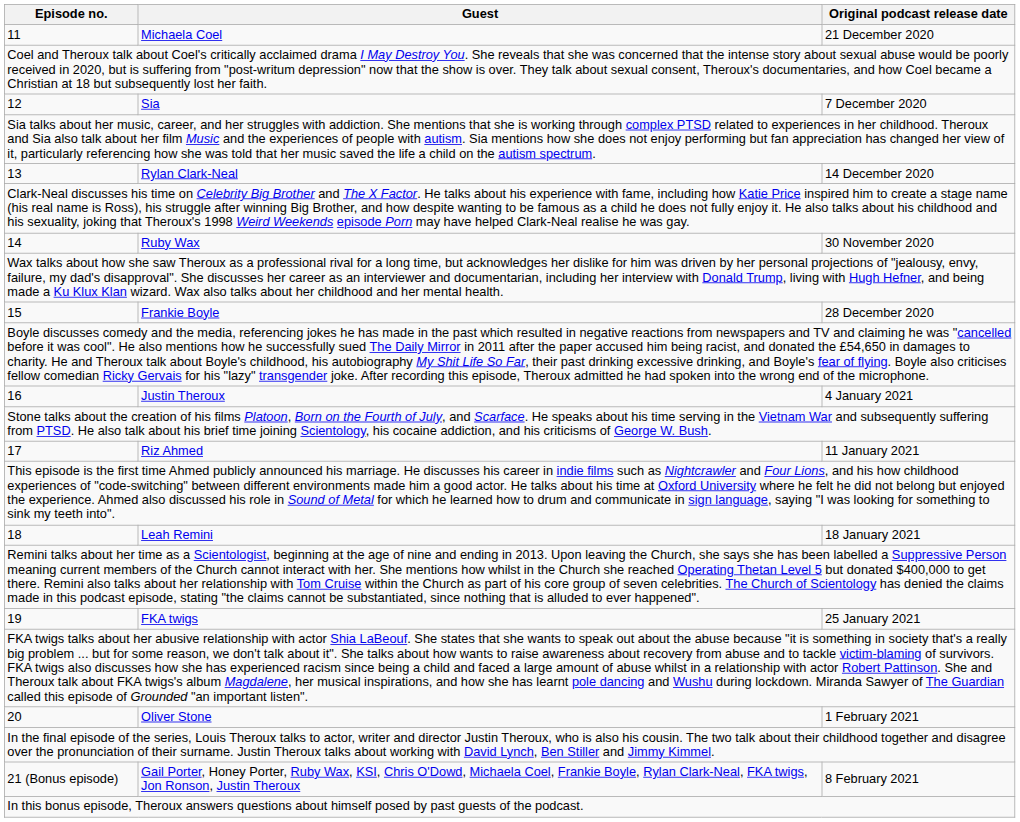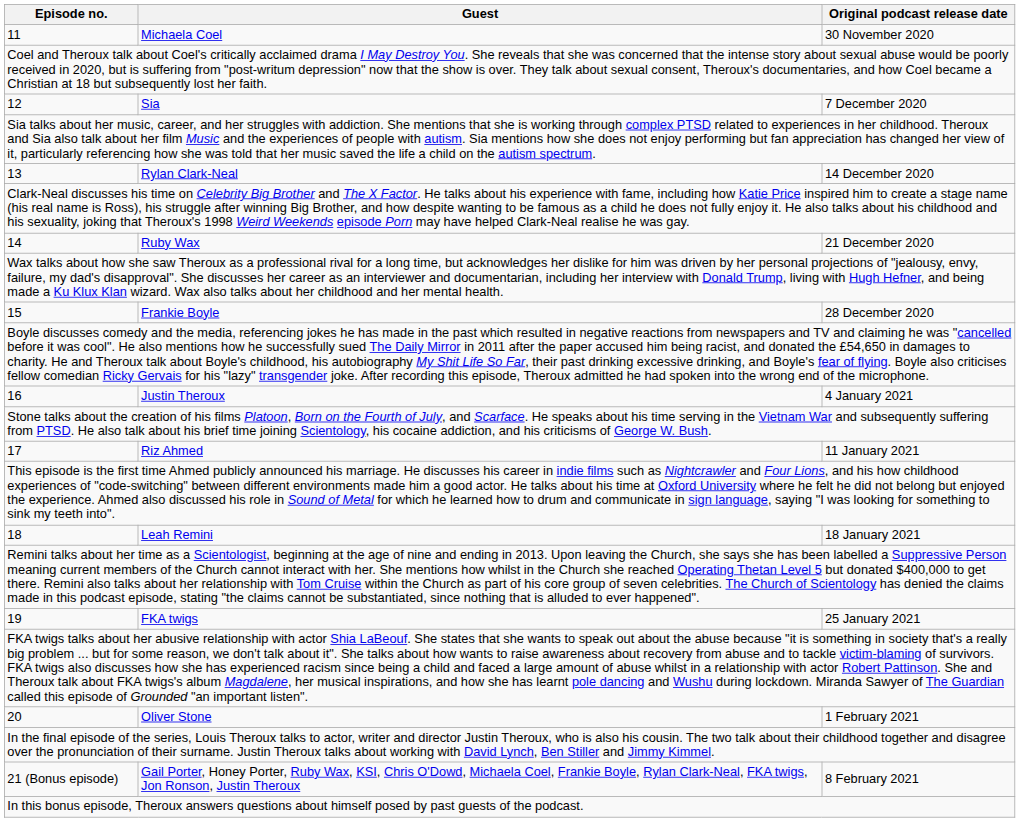(879, 34) 21 December 2020 -> (879, 34) 30 November 2020
(879, 243) 30 November 2020 -> (879, 243) 21 December 2020
